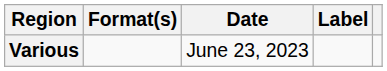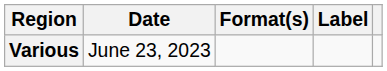columns swapped: (247, 19) <-> (133, 19)
